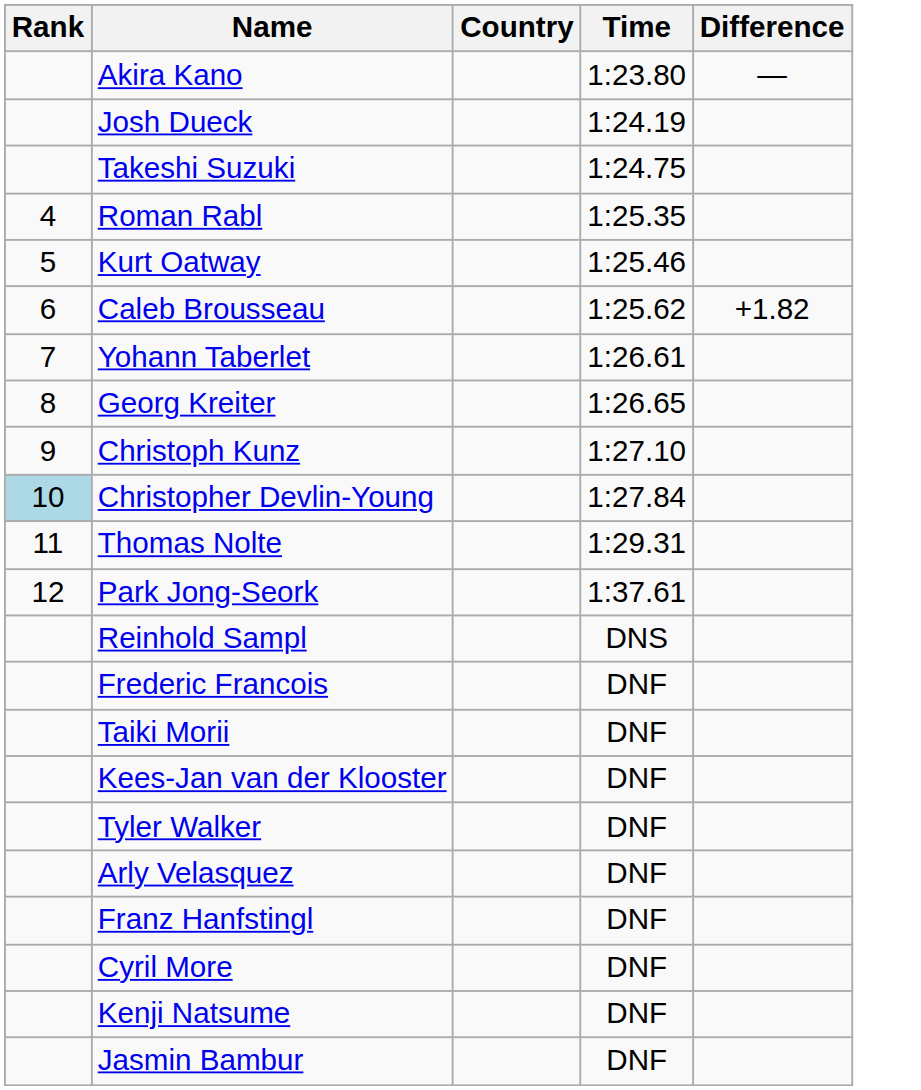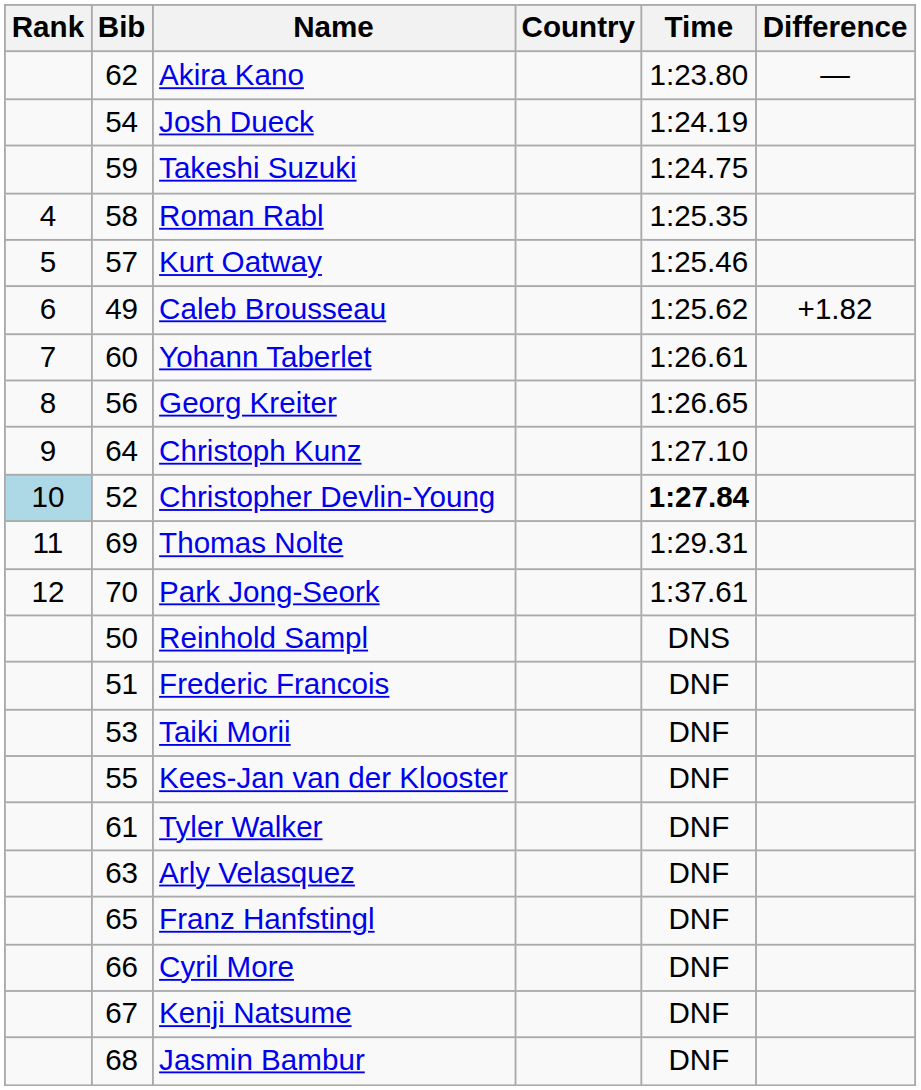+ column: (122, 27)
(637, 497) normal -> (699, 497) bold
